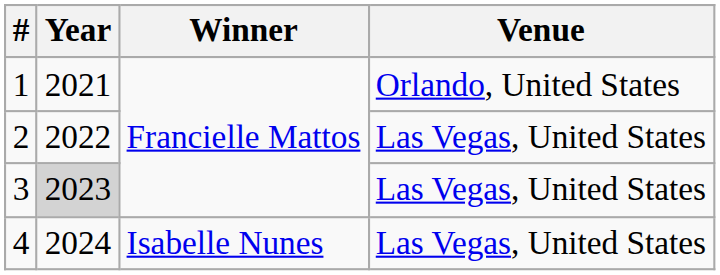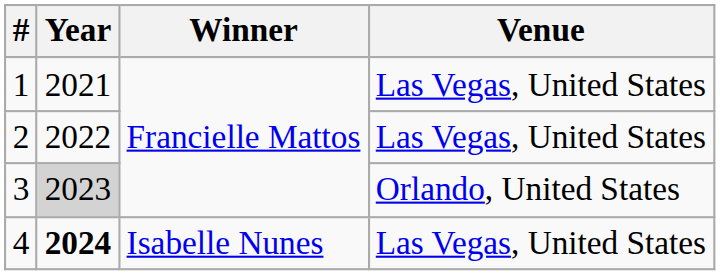(528, 83) Orlando, United States -> (541, 83) Las Vegas, United States
(541, 189) Las Vegas, United States -> (528, 189) Orlando, United States
(78, 242) normal -> (78, 242) bold
